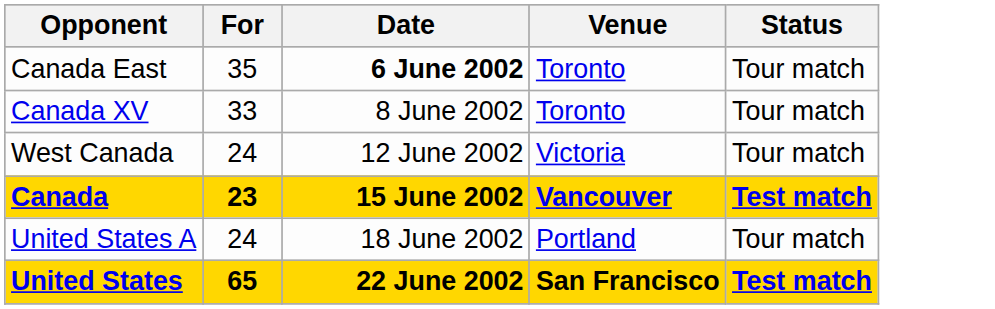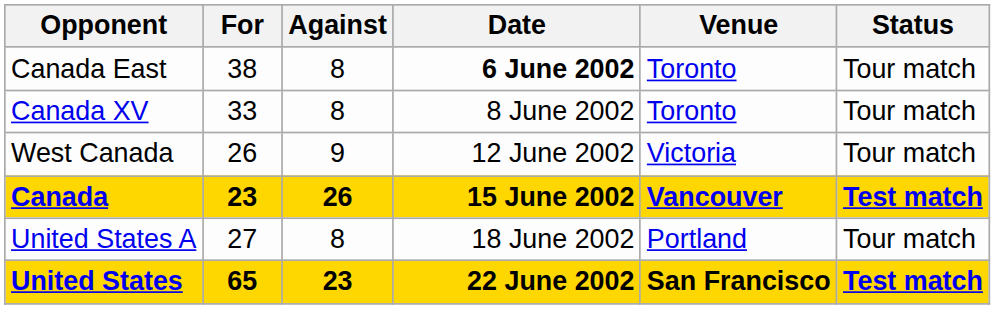+ column: (338, 25)
(242, 68) 35 -> (242, 68) 38
(242, 153) 24 -> (242, 153) 26
(242, 238) 24 -> (242, 238) 27
